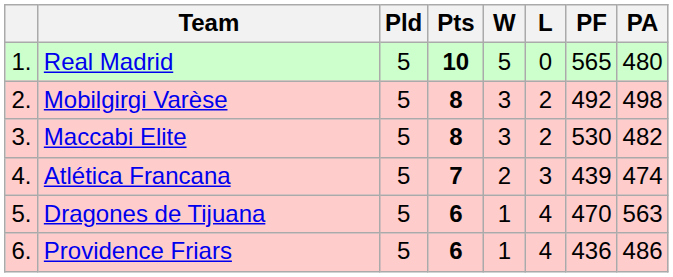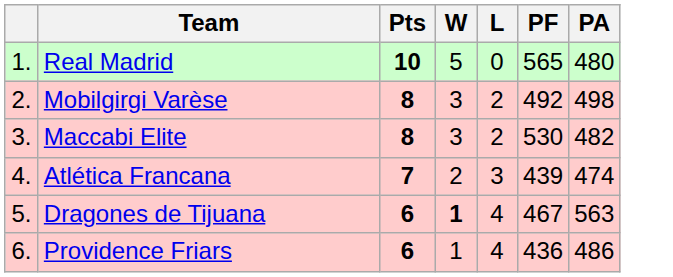- column: (404, 23)
(504, 213) normal -> (456, 213) bold
(592, 213) 470 -> (543, 213) 467
